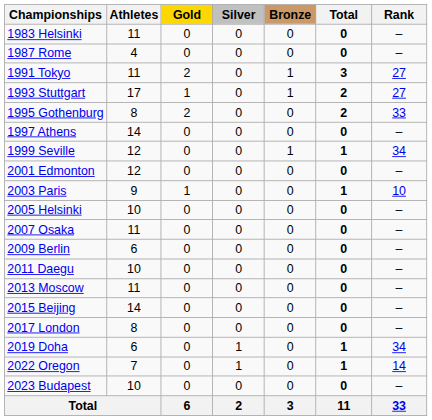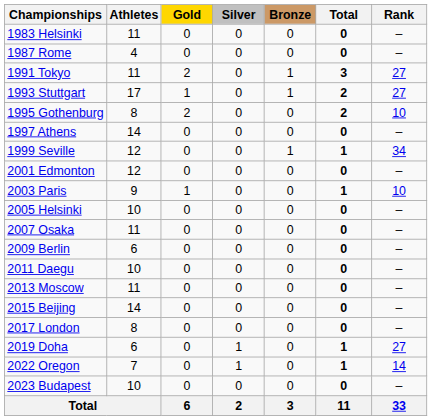(399, 112) 33 -> (399, 112) 10
(399, 347) 34 -> (399, 347) 27
